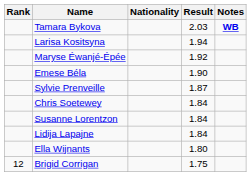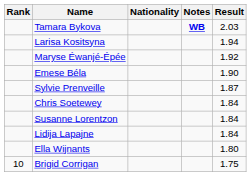columns swapped: (198, 12) <-> (231, 12)
(18, 164) 12 -> (18, 164) 10
